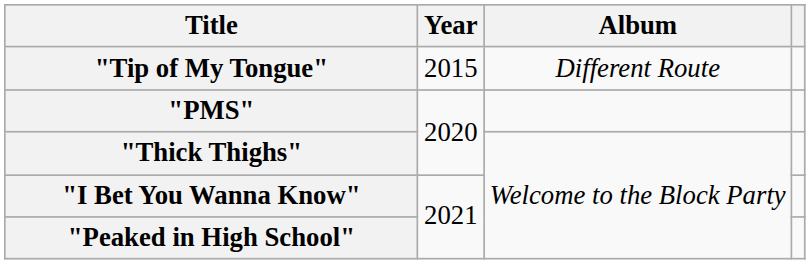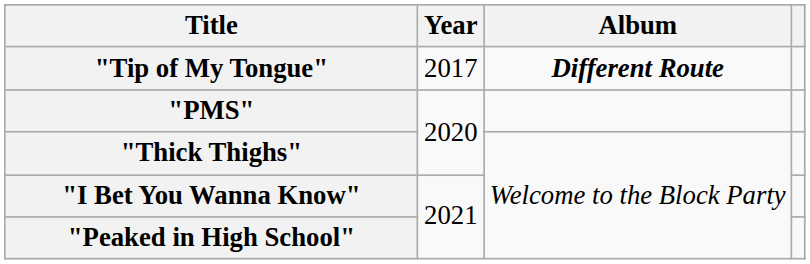(451, 68) 2015 -> (451, 68) 2017
(638, 68) normal -> (638, 68) bold
